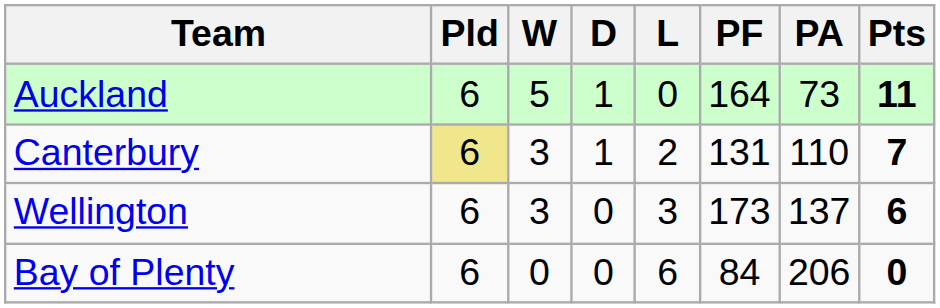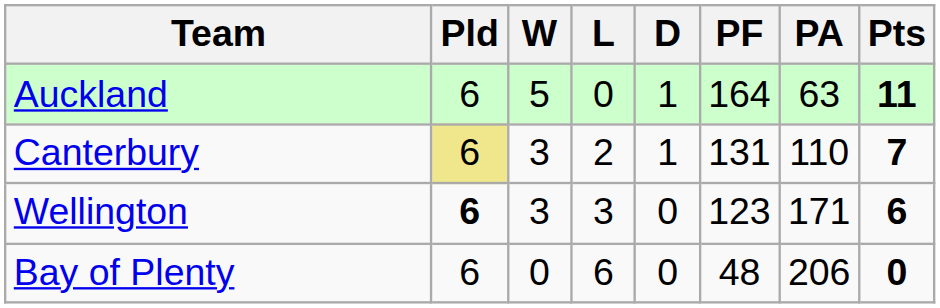columns swapped: (604, 34) <-> (668, 34)
(819, 93) 73 -> (819, 93) 63
(470, 212) normal -> (470, 212) bold
(739, 212) 173 -> (739, 212) 123
(819, 212) 137 -> (819, 212) 171
(739, 271) 84 -> (739, 271) 48
